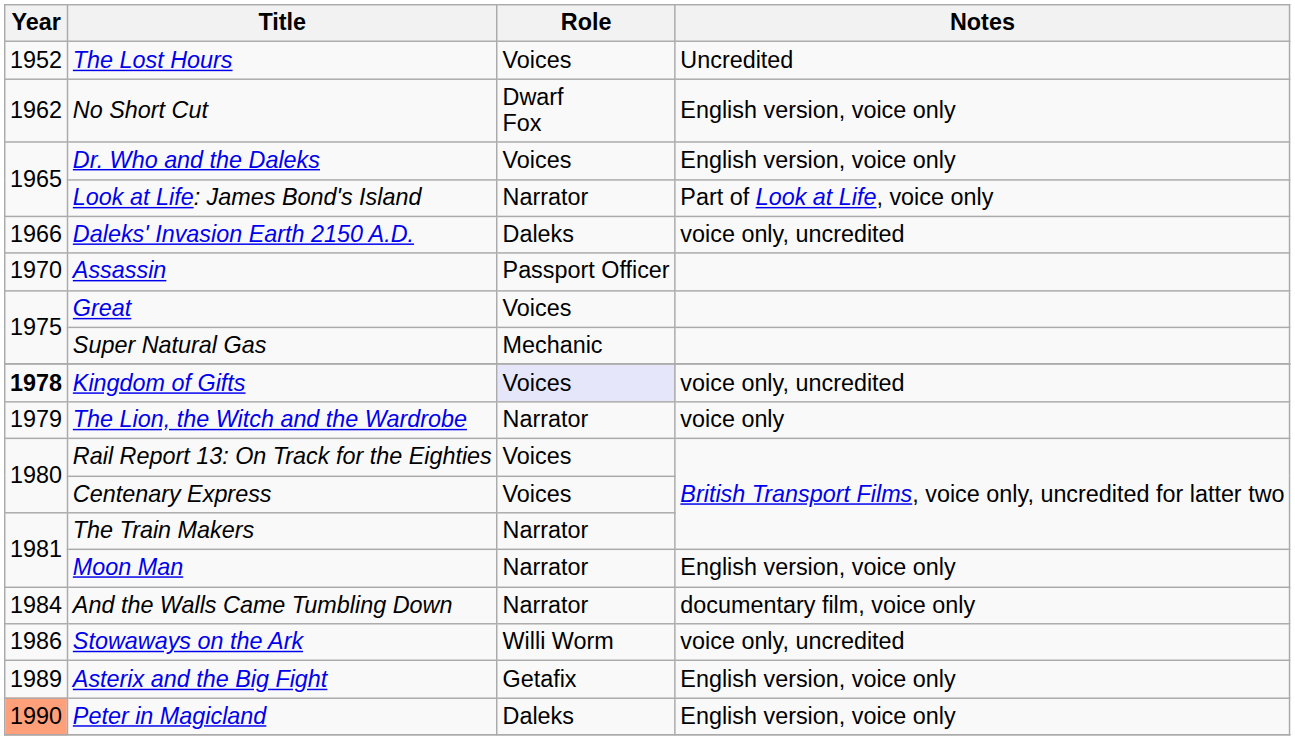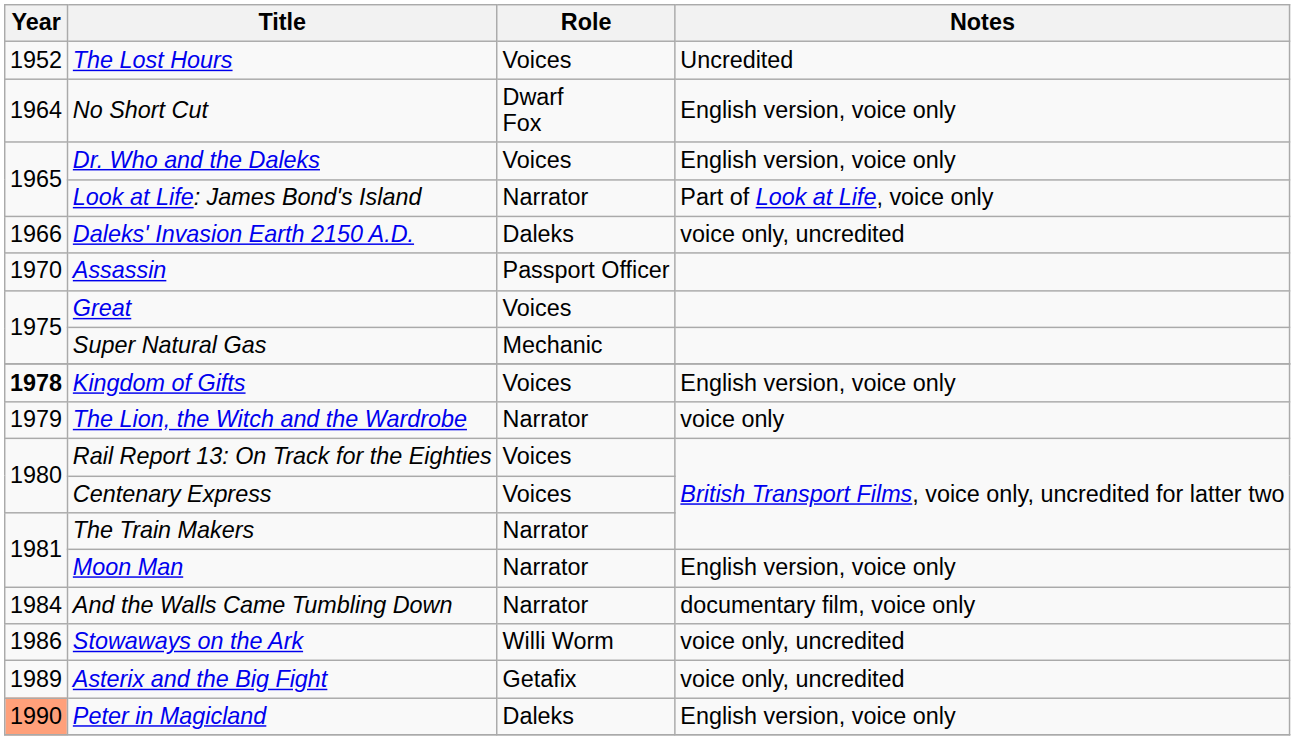(36, 110) 1962 -> (36, 110) 1964
(537, 382) lavender background -> (537, 382) no background
(792, 382) voice only, uncredited -> (818, 382) English version, voice only
(818, 679) English version, voice only -> (792, 679) voice only, uncredited
